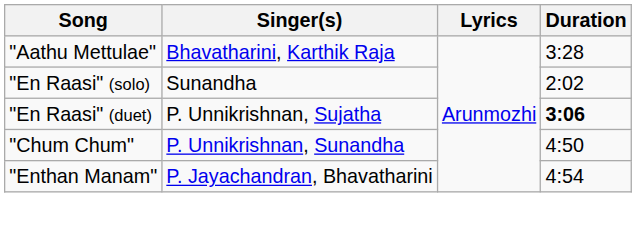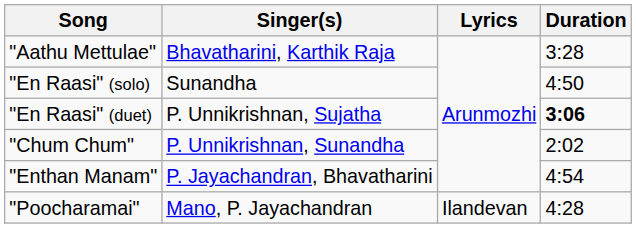(565, 83) 2:02 -> (565, 83) 4:50
(565, 146) 4:50 -> (565, 146) 2:02
+ row: (74, 208)
